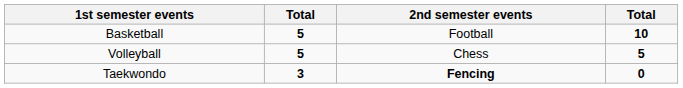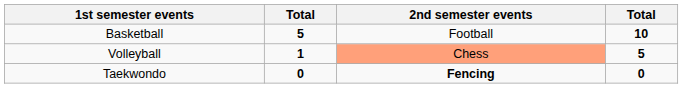(300, 54) 5 -> (300, 54) 1
(471, 54) no background -> (471, 54) lightsalmon background
(300, 74) 3 -> (300, 74) 0
